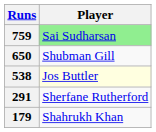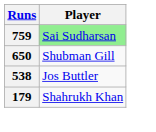(70, 76) lightyellow background -> (70, 76) no background
- row: (22, 96)
